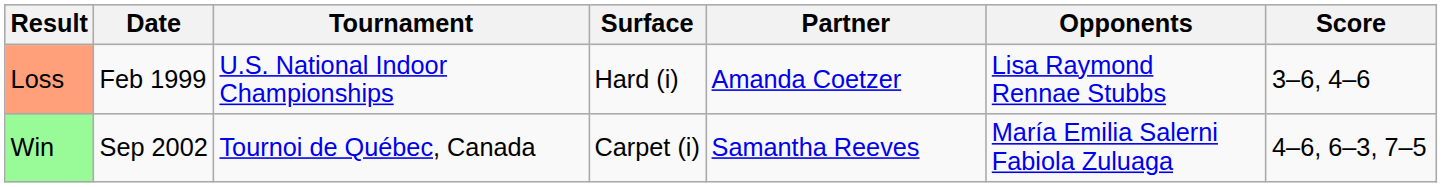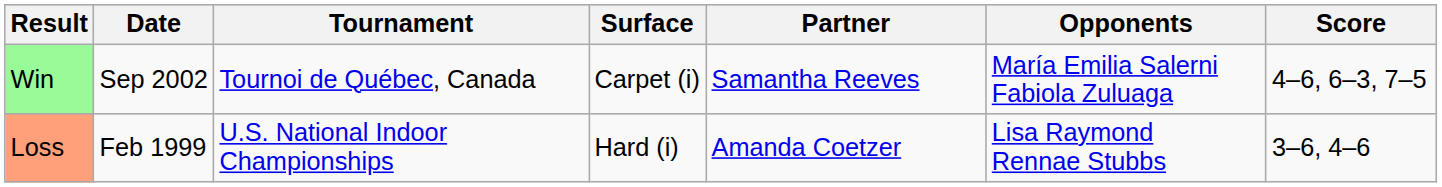rows swapped: (37, 78) <-> (32, 147)
